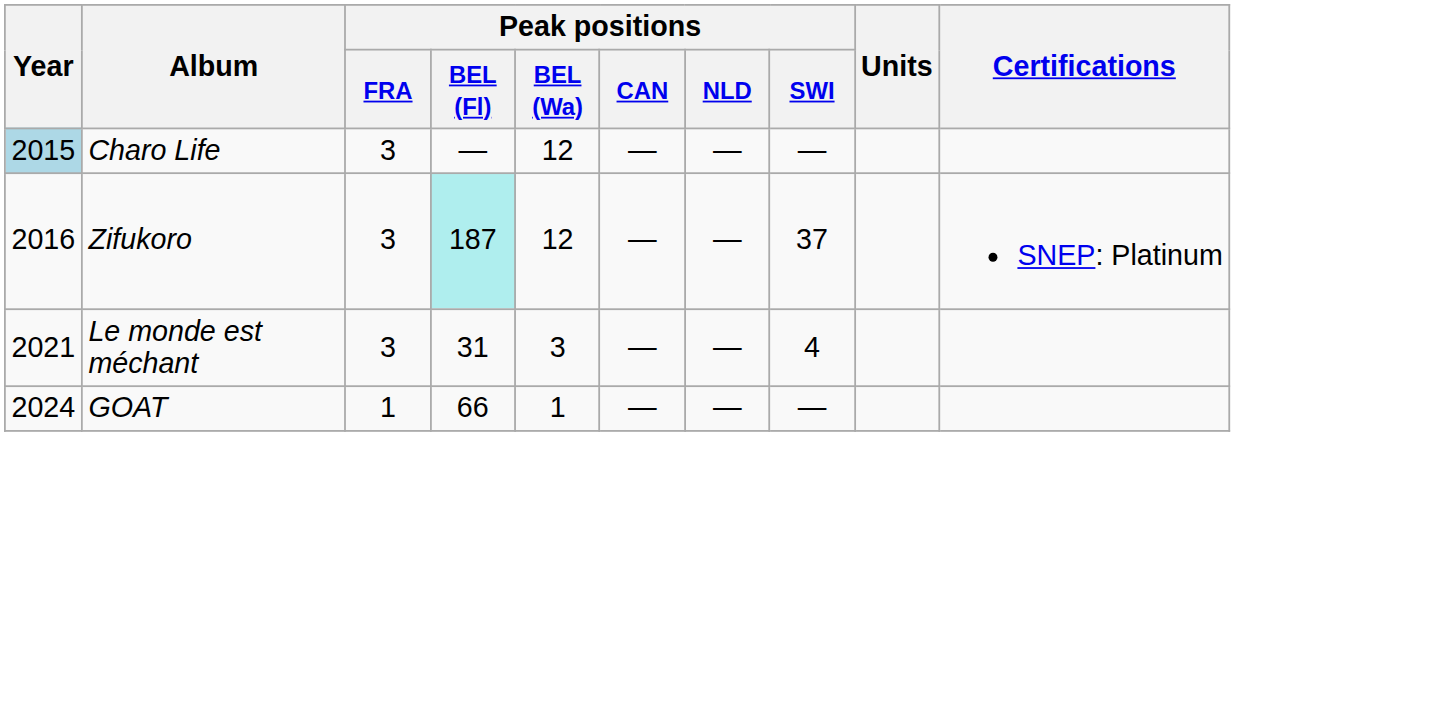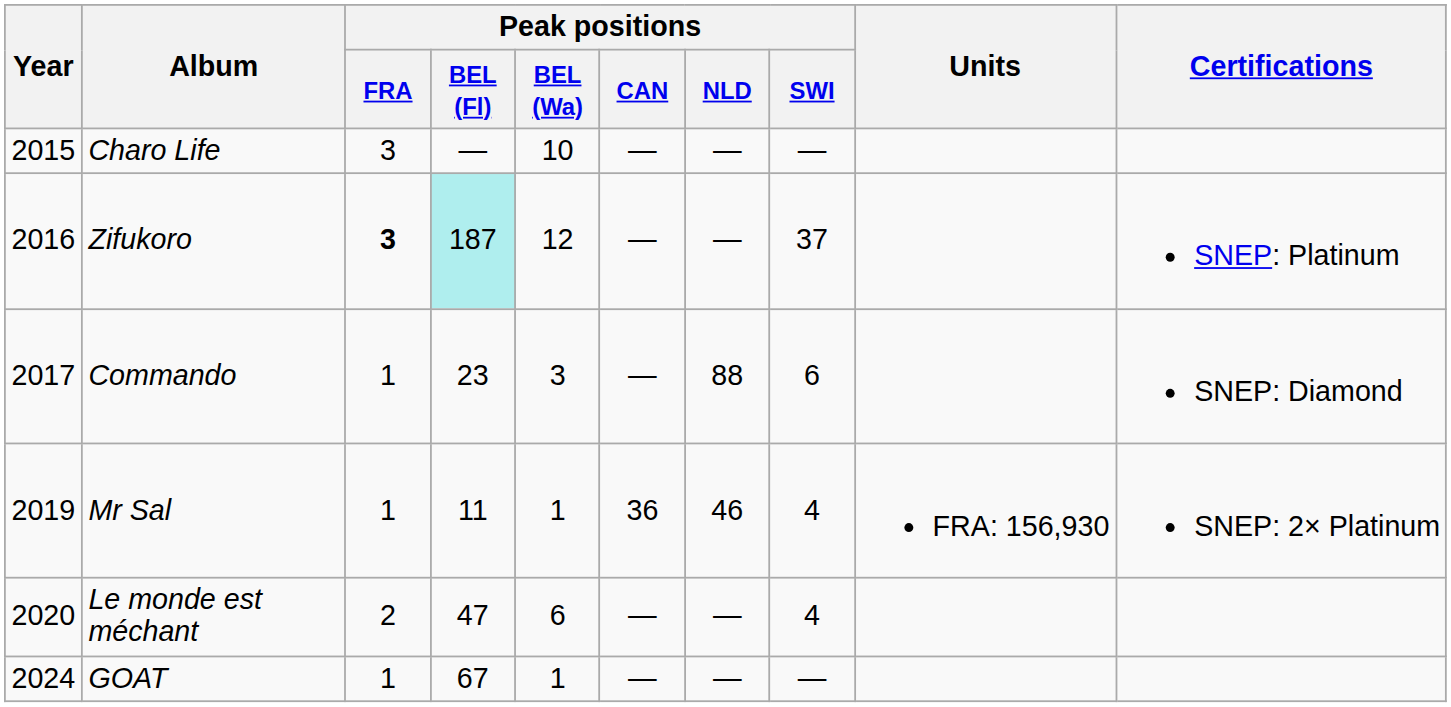(43, 150) lightblue background -> (43, 150) no background
(558, 150) 12 -> (558, 150) 10
(388, 240) normal -> (388, 240) bold
+ row: (162, 375)
+ row: (130, 510)
(43, 346) 2021 -> (43, 616) 2020
(388, 346) 3 -> (388, 616) 2
(473, 346) 31 -> (473, 616) 47
(558, 346) 3 -> (558, 616) 6
(473, 408) 66 -> (473, 678) 67
